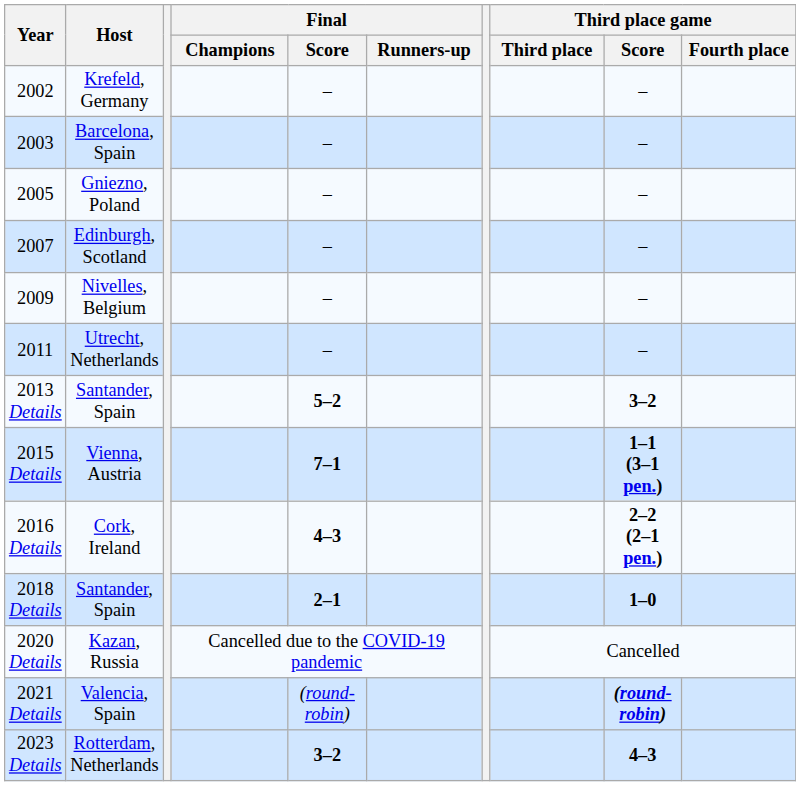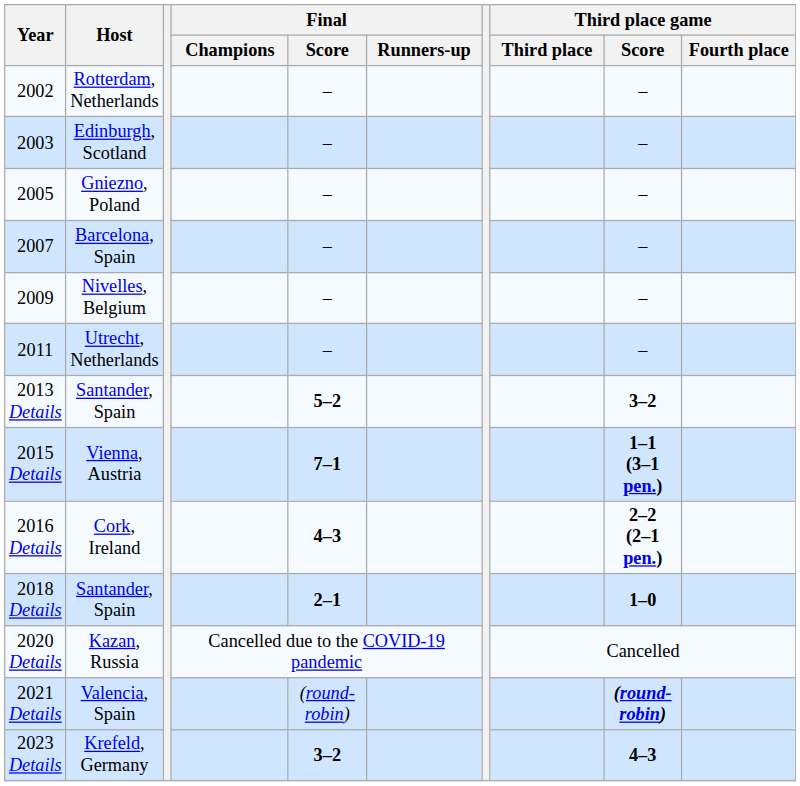(114, 91) Krefeld, Germany -> (114, 91) Rotterdam, Netherlands
(114, 142) Barcelona, Spain -> (114, 142) Edinburgh, Scotland
(114, 246) Edinburgh, Scotland -> (114, 246) Barcelona, Spain
(114, 755) Rotterdam, Netherlands -> (114, 755) Krefeld, Germany
